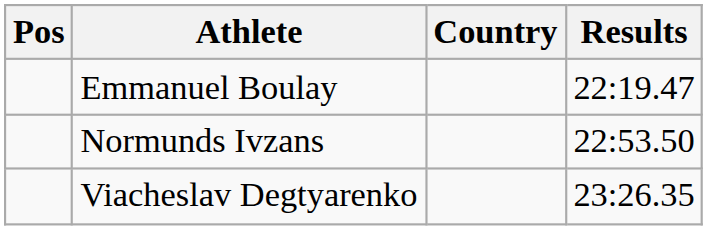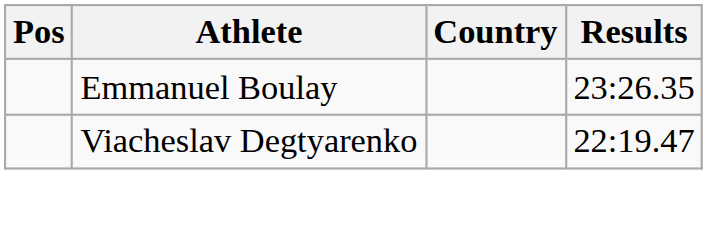(634, 86) 22:19.47 -> (634, 86) 23:26.35
- row: (202, 140)
(634, 195) 23:26.35 -> (634, 140) 22:19.47
